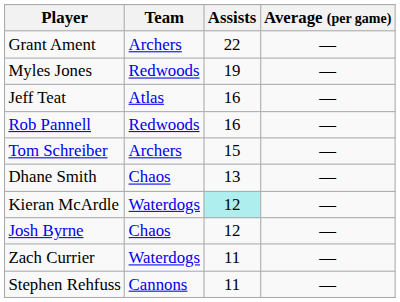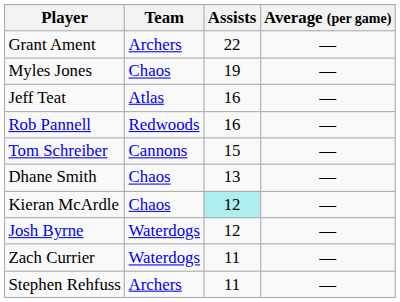(164, 71) Redwoods -> (150, 71) Chaos
(155, 151) Archers -> (158, 151) Cannons
(164, 204) Waterdogs -> (150, 204) Chaos
(150, 230) Chaos -> (164, 230) Waterdogs
(158, 284) Cannons -> (155, 284) Archers
